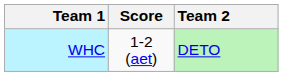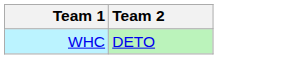- column: (141, 16)
